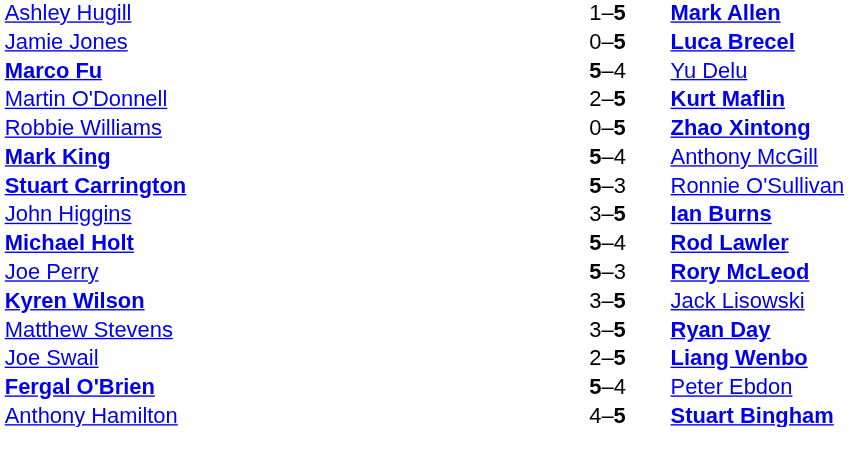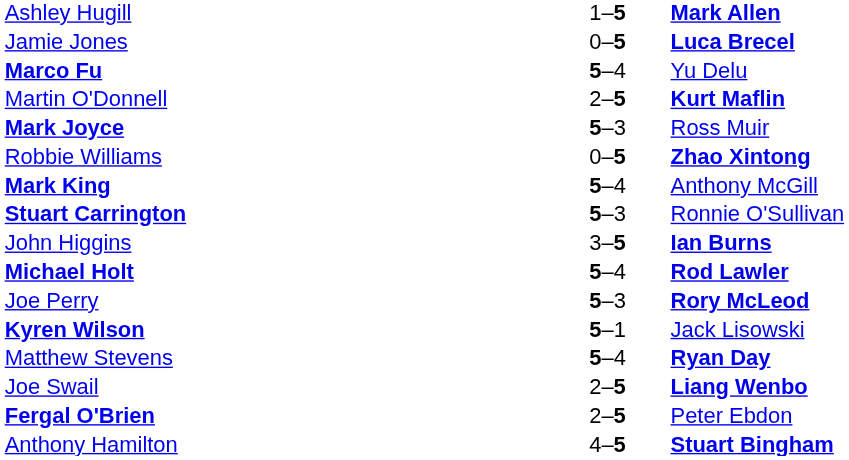+ row: (64, 128)
(608, 300) 3–5 -> (608, 329) 5–1
(608, 329) 3–5 -> (608, 358) 5–4
(608, 387) 5–4 -> (608, 415) 2–5
